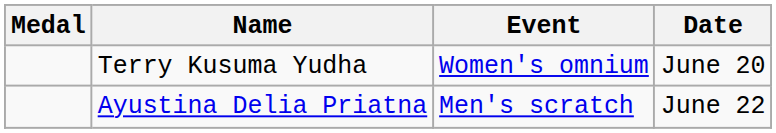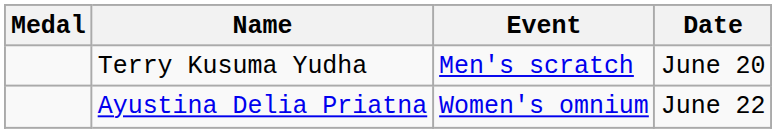(544, 66) Women's omnium -> (536, 66) Men's scratch
(536, 107) Men's scratch -> (544, 107) Women's omnium
